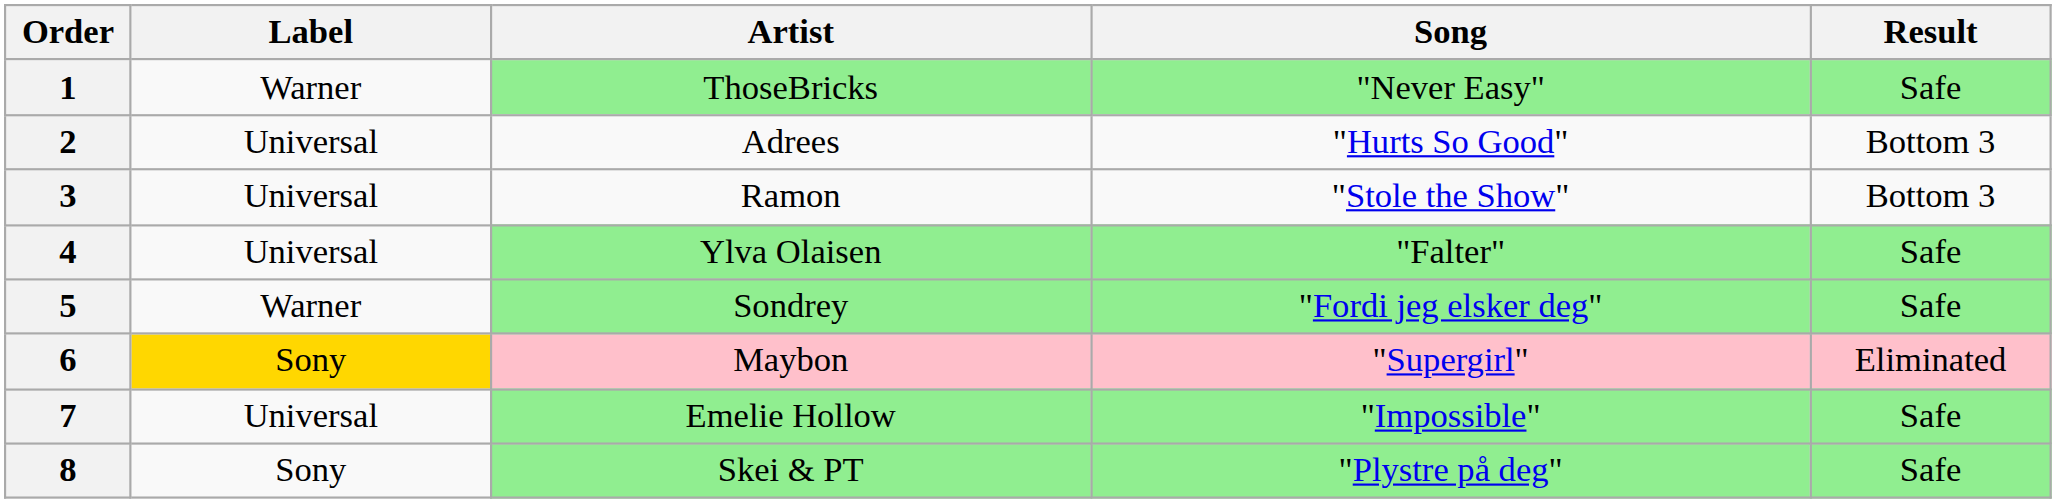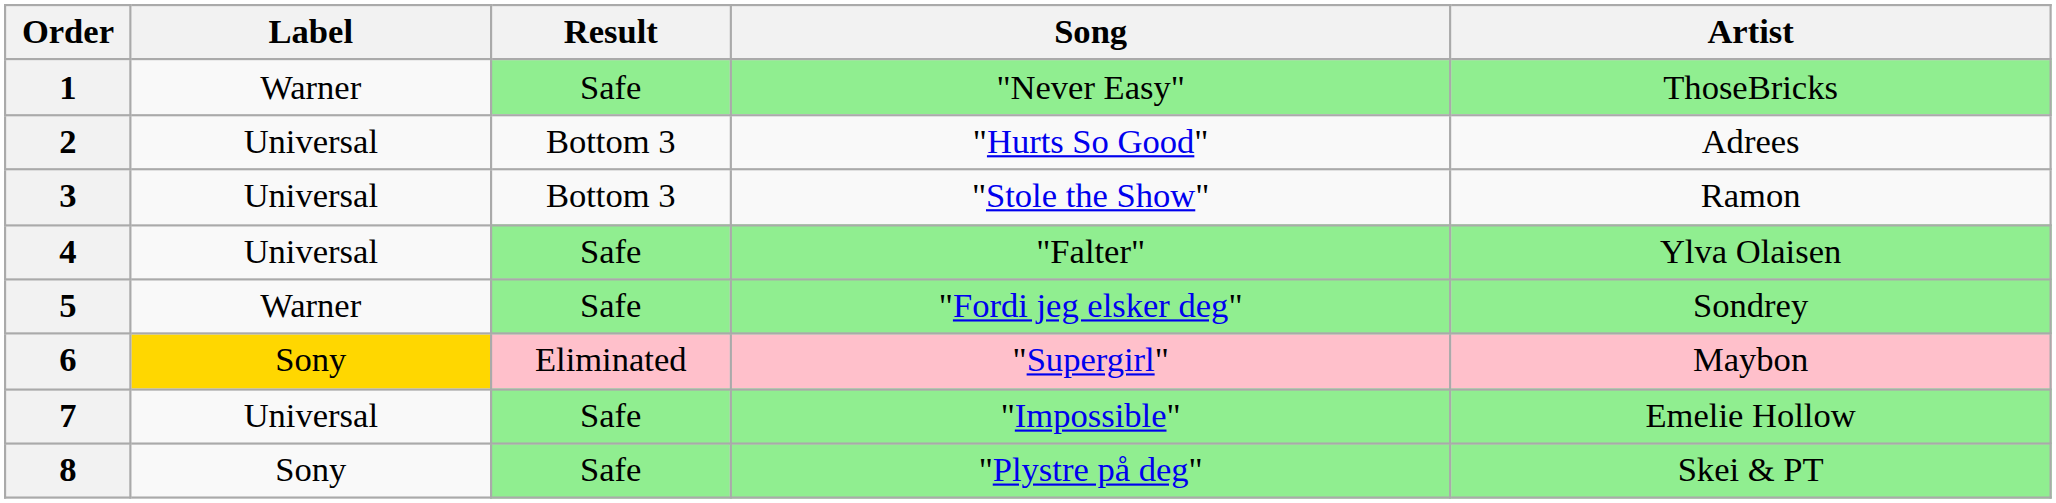columns swapped: (791, 31) <-> (1931, 31)
